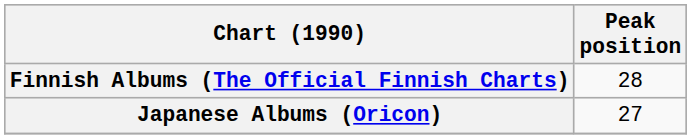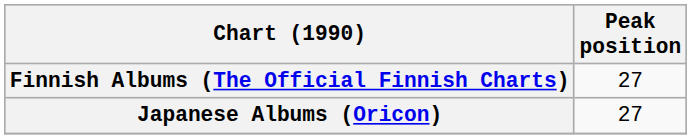(630, 81) 28 -> (630, 81) 27
